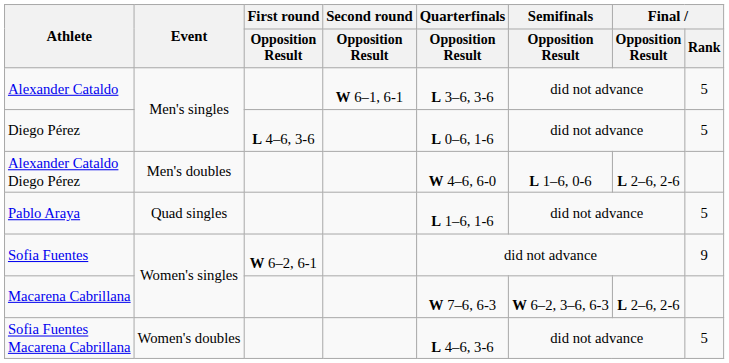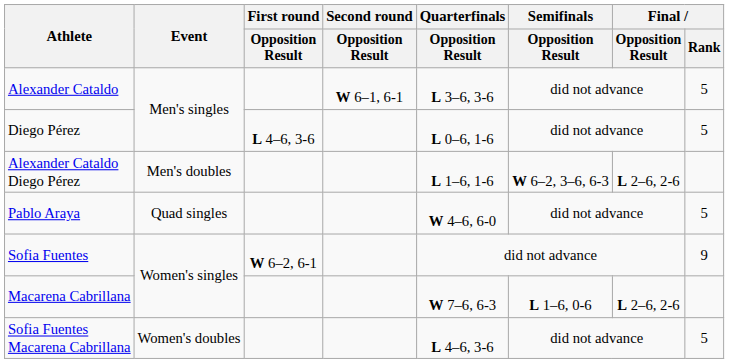(462, 180) W 4–6, 6-0 -> (462, 180) L 1–6, 1-6
(560, 180) L 1–6, 0-6 -> (560, 180) W 6–2, 3–6, 6-3
(462, 222) L 1–6, 1-6 -> (462, 222) W 4–6, 6-0
(560, 305) W 6–2, 3–6, 6-3 -> (560, 305) L 1–6, 0-6
